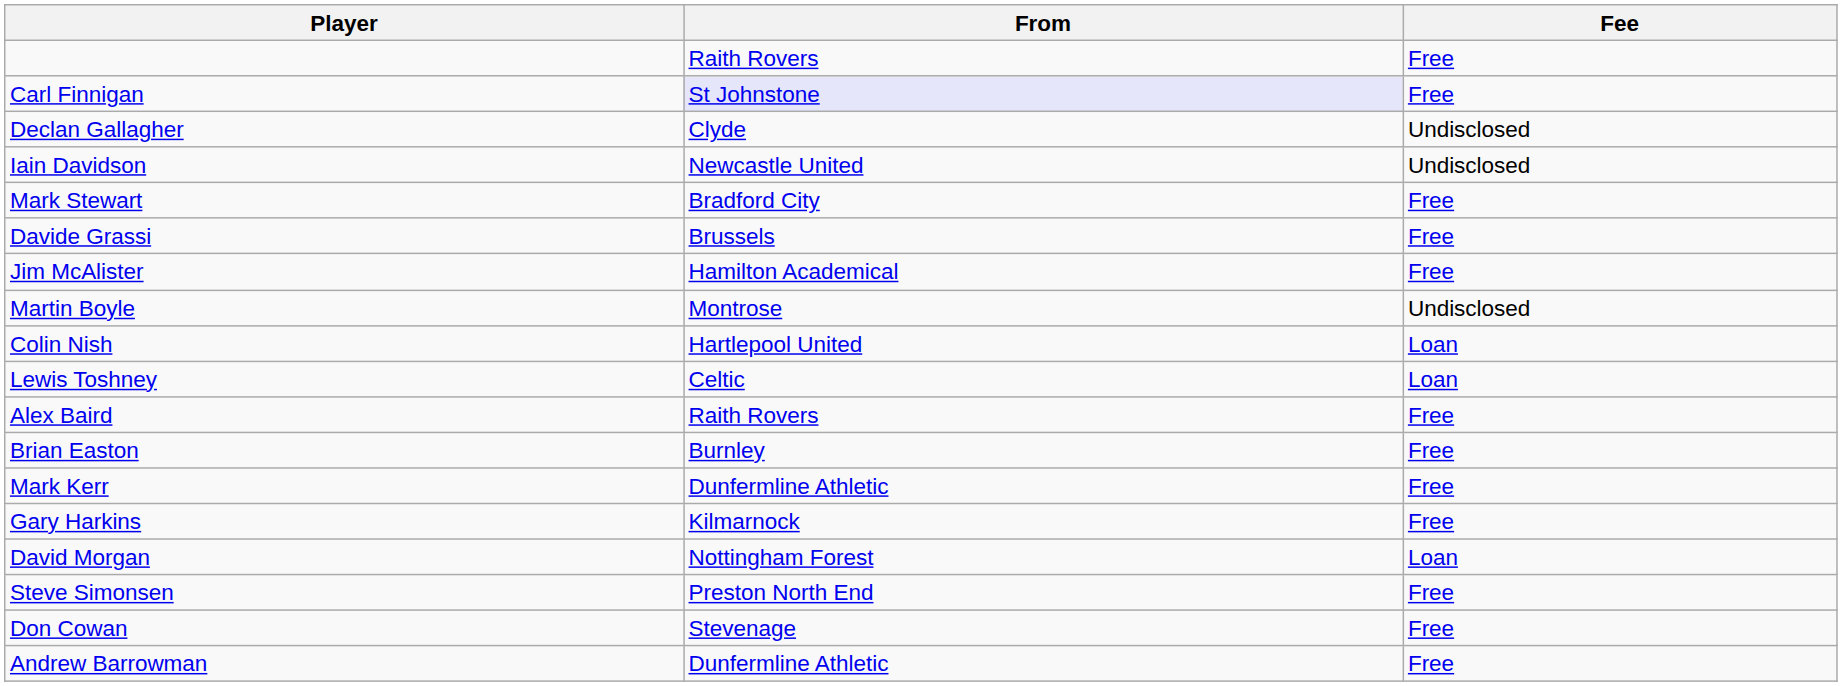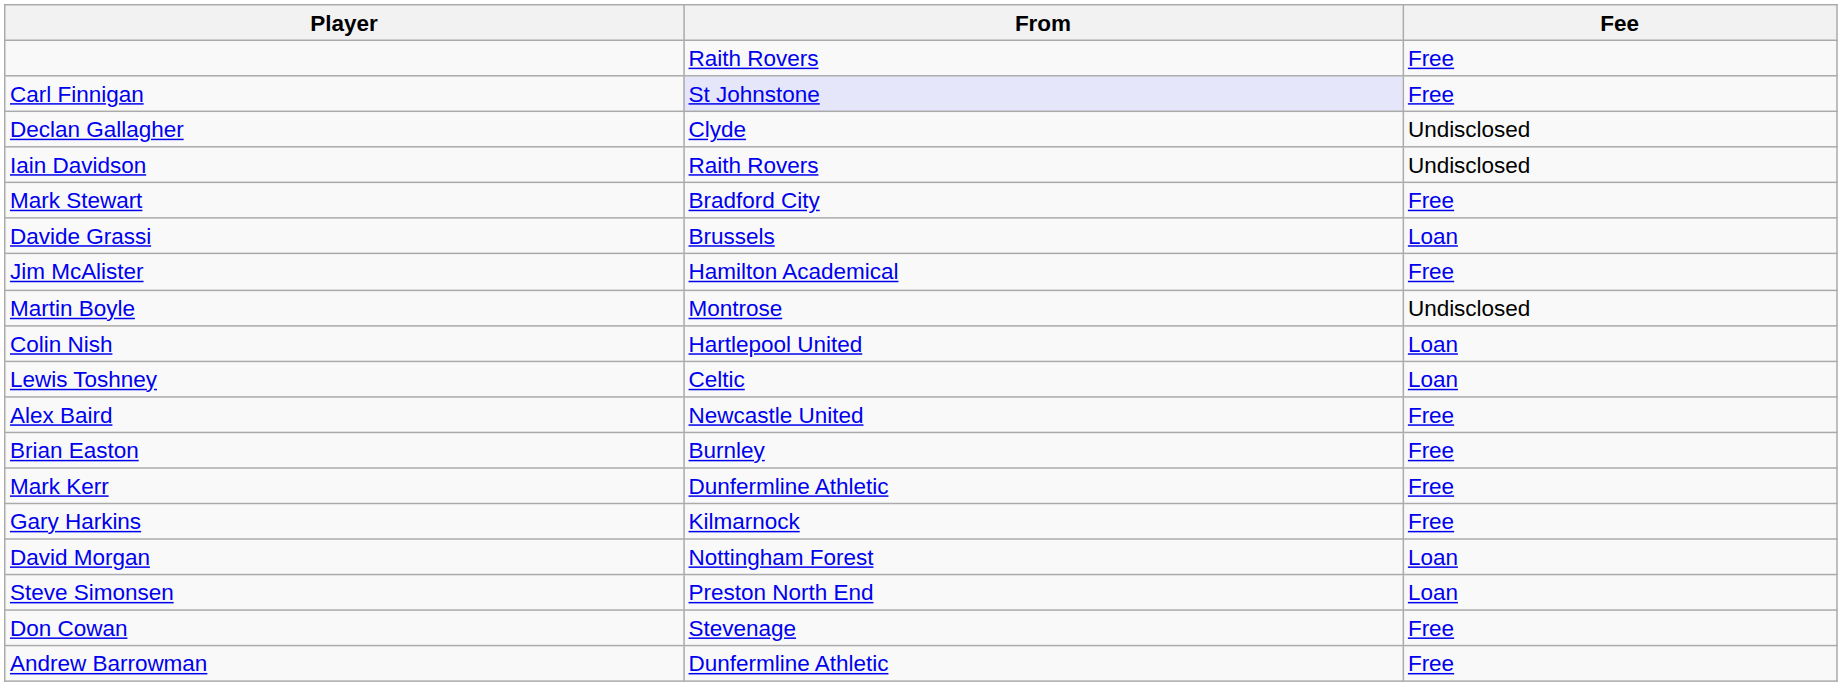(776, 165) Newcastle United -> (754, 165) Raith Rovers
(1431, 236) Free -> (1433, 236) Loan
(754, 414) Raith Rovers -> (776, 414) Newcastle United
(1431, 593) Free -> (1433, 593) Loan
